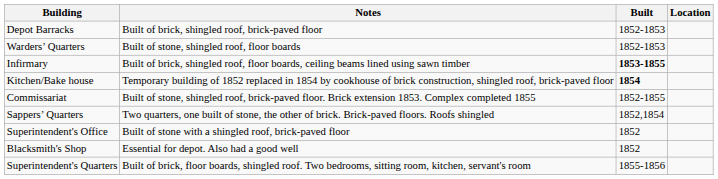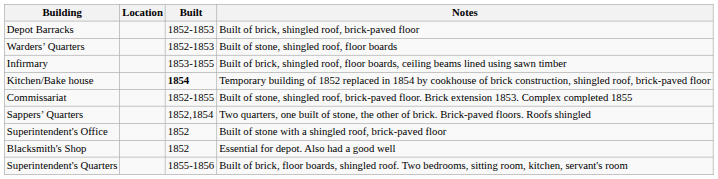columns swapped: (690, 13) <-> (368, 13)
(642, 64) bold -> (191, 64) normal
